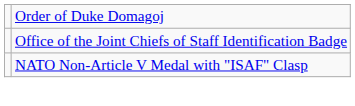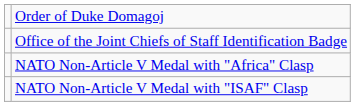+ row: (164, 64)
